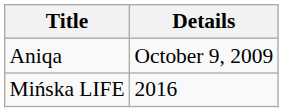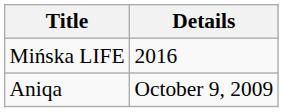rows swapped: (36, 55) <-> (67, 89)
